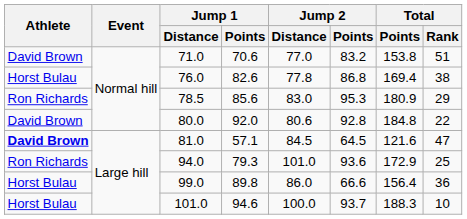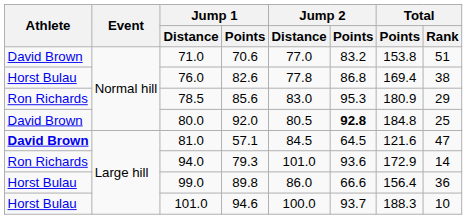(299, 120) 80.6 -> (299, 120) 80.5
(353, 120) normal -> (353, 120) bold
(442, 120) 22 -> (442, 120) 25
(442, 162) 25 -> (442, 162) 14
